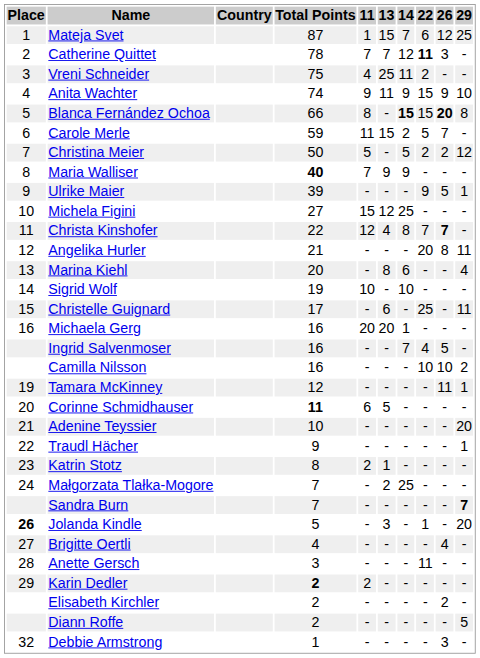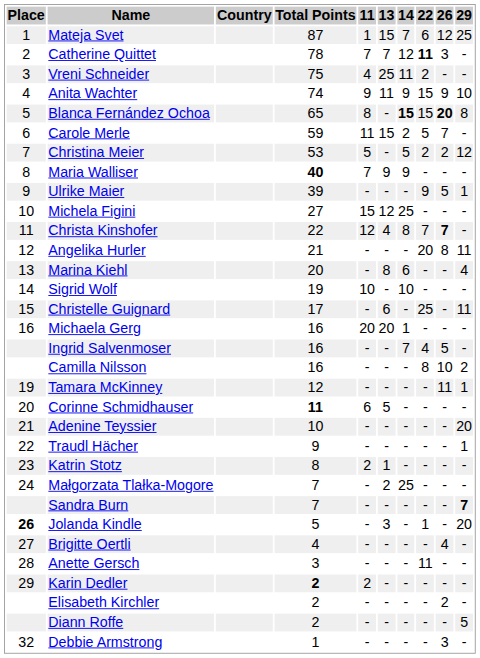(315, 113) 66 -> (315, 113) 65
(315, 152) 50 -> (315, 152) 53
(425, 368) 10 -> (425, 368) 8
